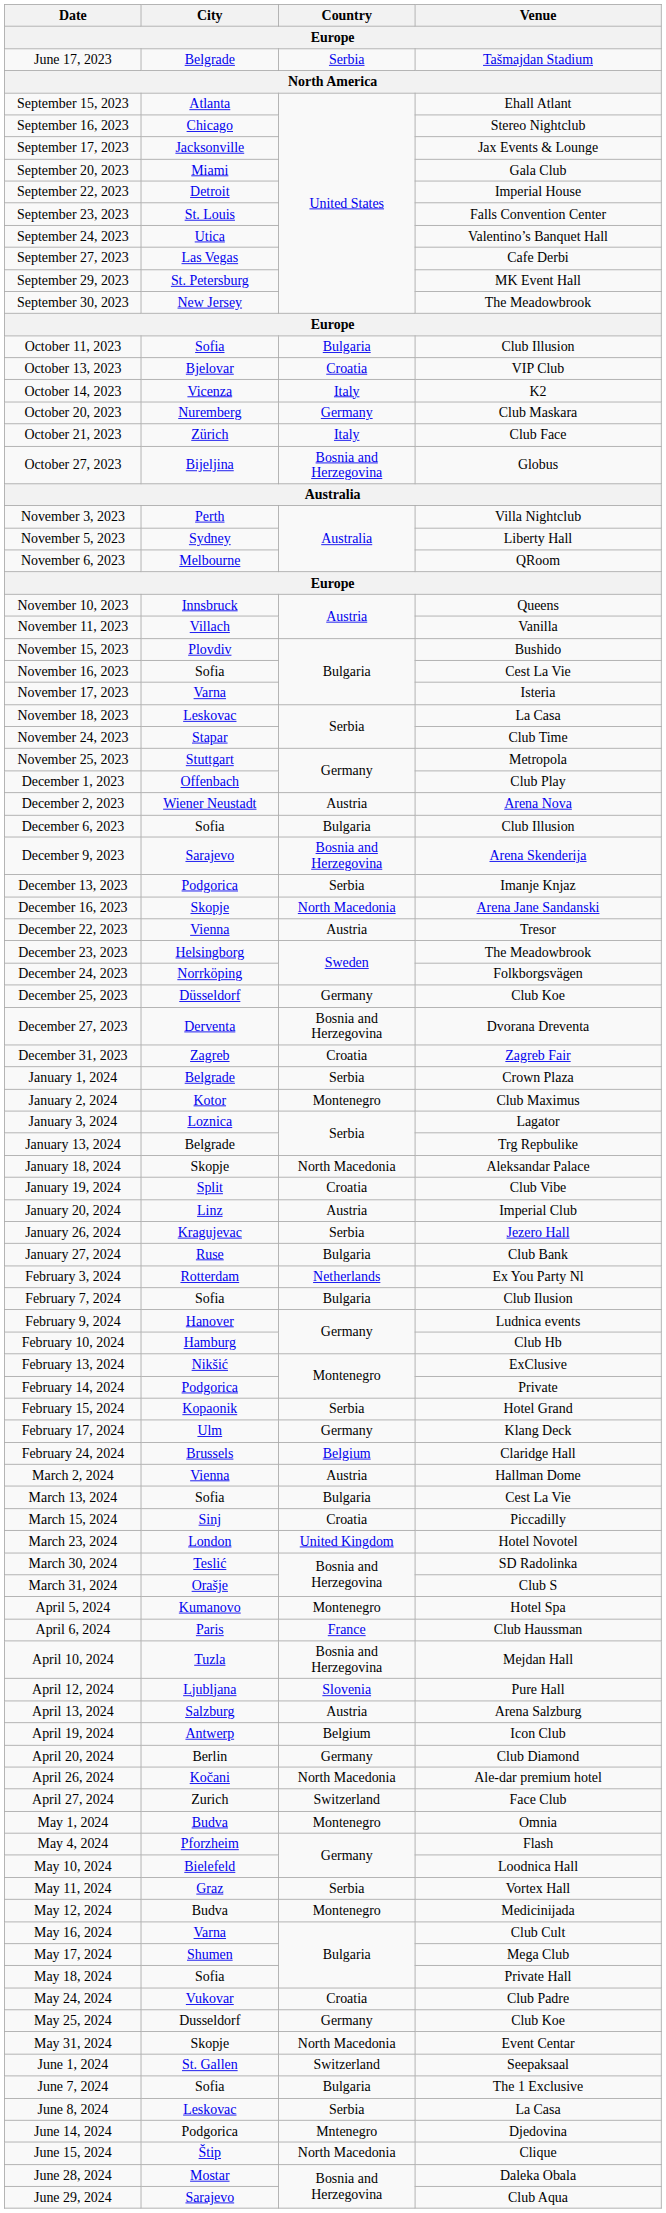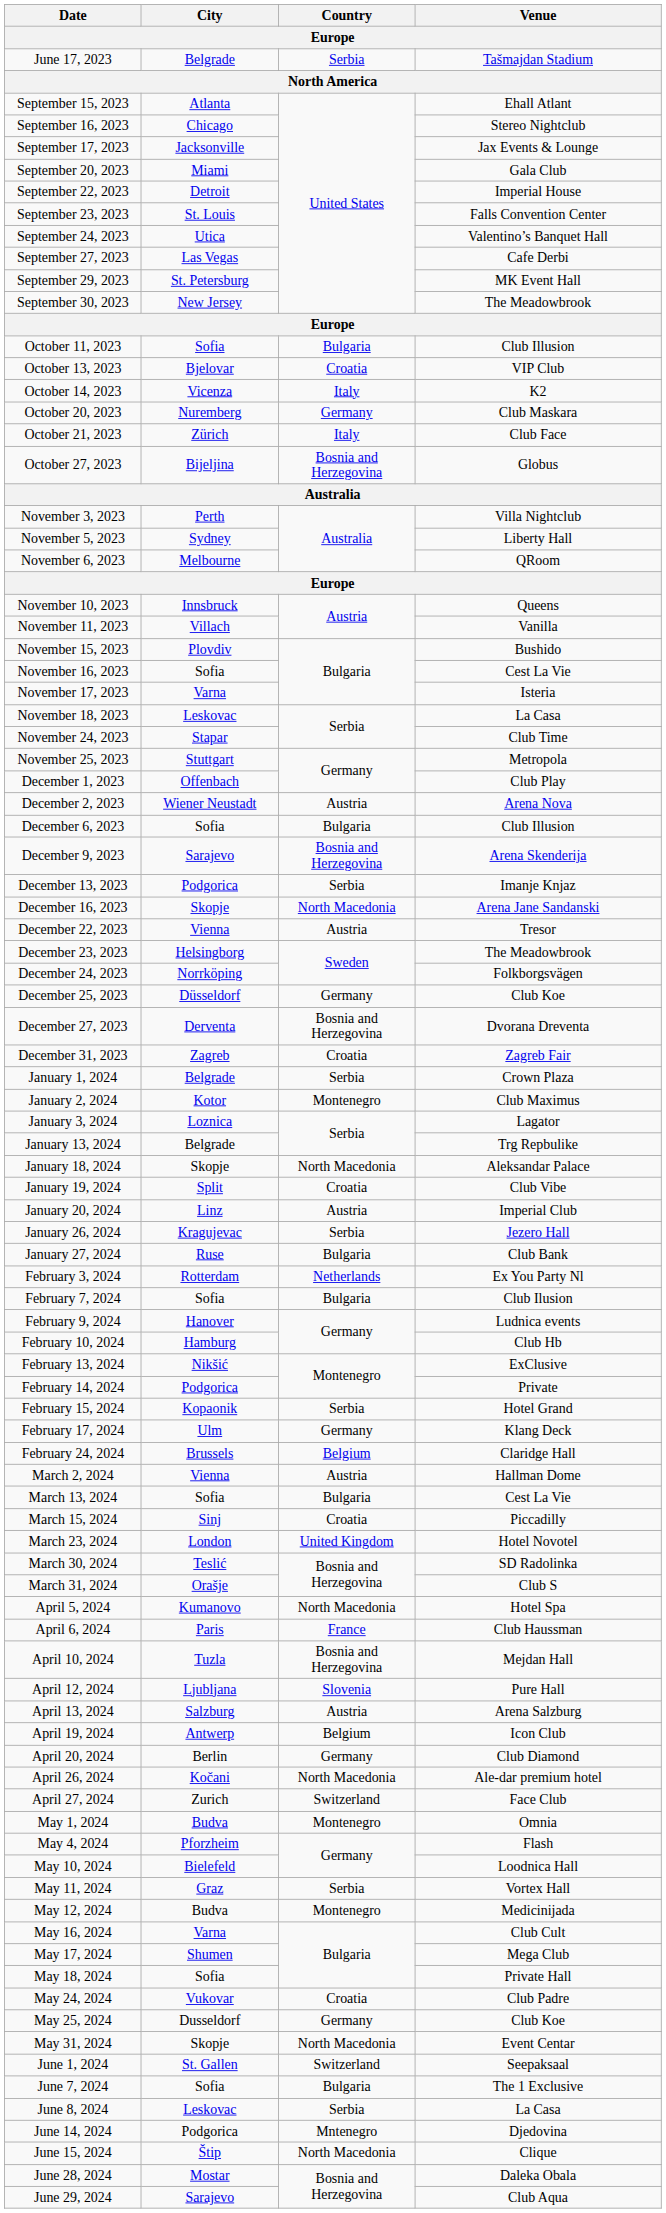(347, 1607) Montenegro -> (347, 1607) North Macedonia
